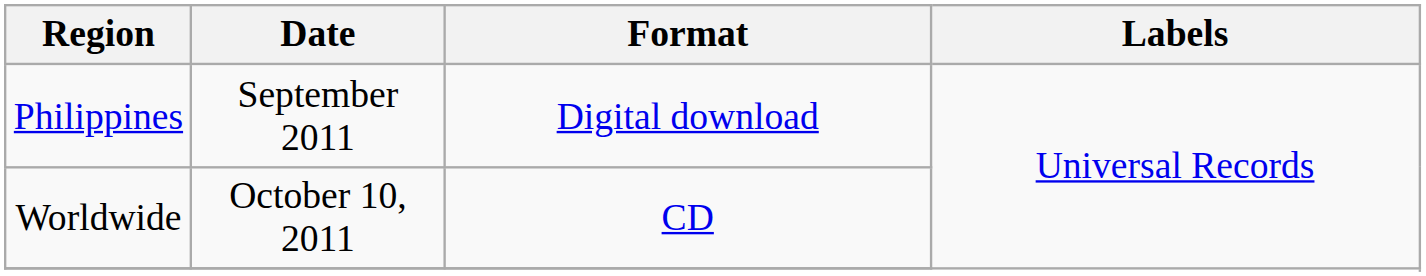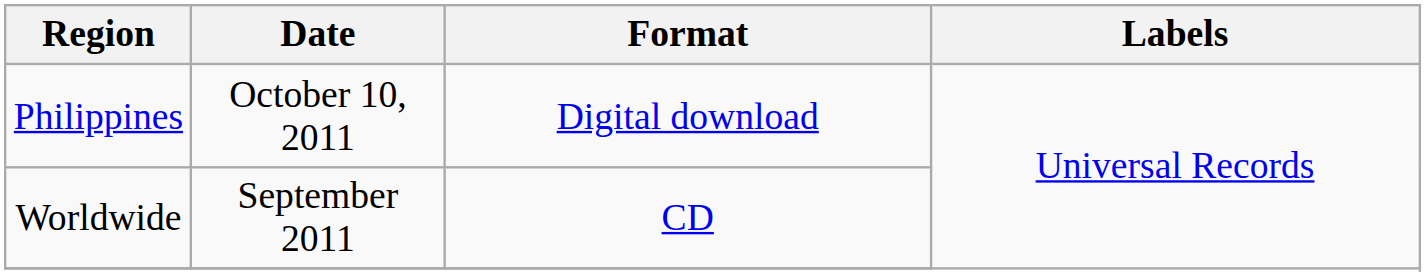(318, 115) September 2011 -> (318, 115) October 10, 2011
(318, 217) October 10, 2011 -> (318, 217) September 2011
